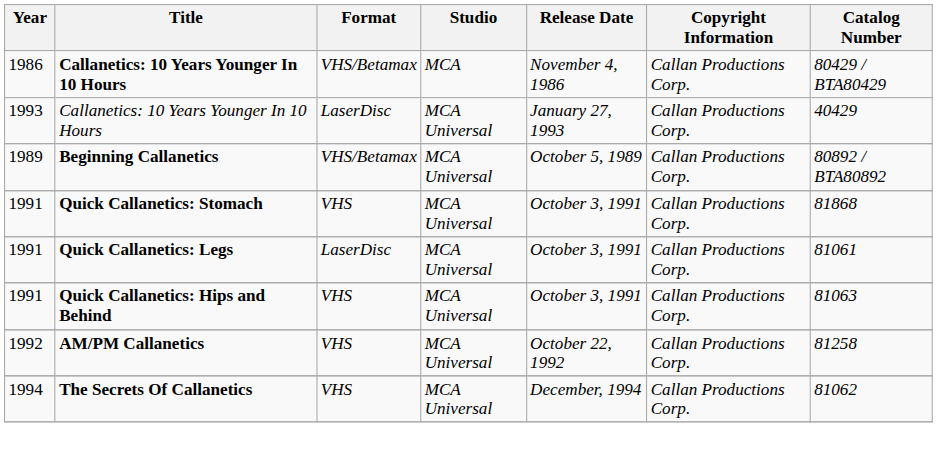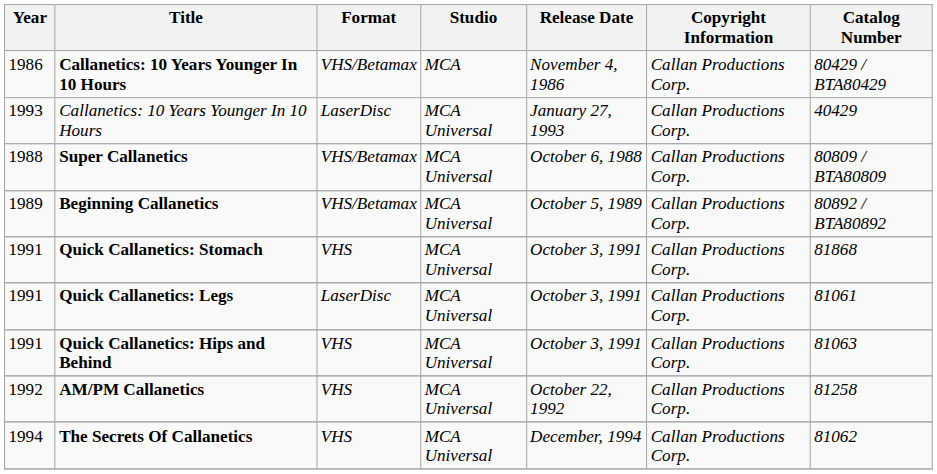+ row: (26, 157)
